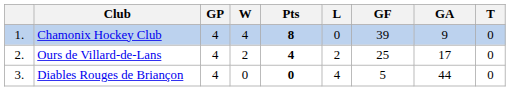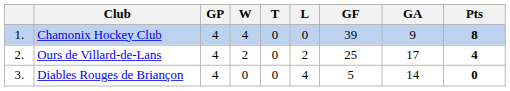columns swapped: (491, 14) <-> (291, 14)
(445, 75) 44 -> (413, 75) 14
